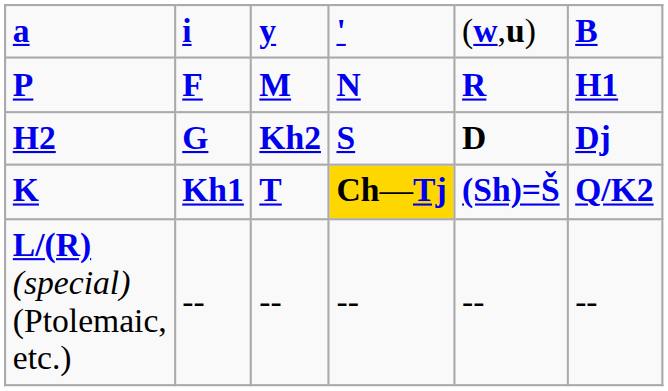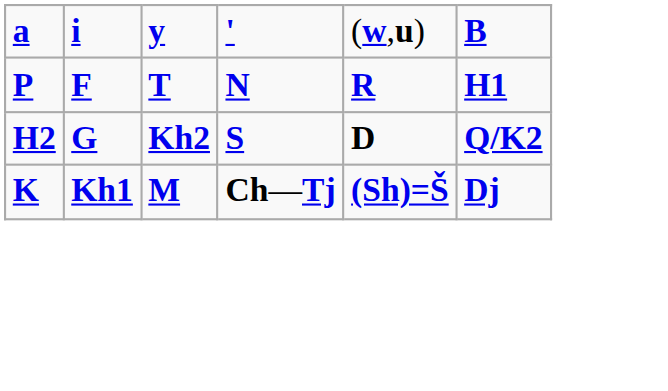(275, 84) M -> (160, 84) T
(593, 137) Dj -> (503, 137) Q/K2
(271, 191) T -> (164, 191) M
(392, 191) gold background -> (281, 191) no background
(614, 191) Q/K2 -> (482, 191) Dj
- row: (90, 300)
